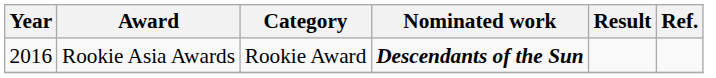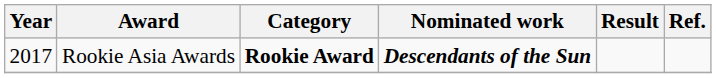(31, 55) 2016 -> (31, 55) 2017
(306, 55) normal -> (309, 55) bold
